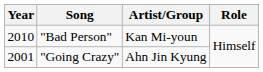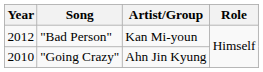(21, 36) 2010 -> (21, 36) 2012
(21, 57) 2001 -> (21, 57) 2010
